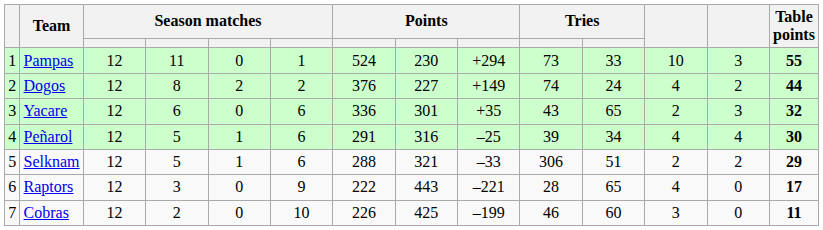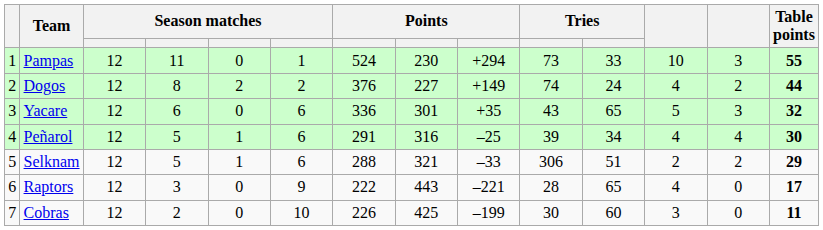(676, 111) 2 -> (676, 111) 5
(551, 212) 46 -> (551, 212) 30
